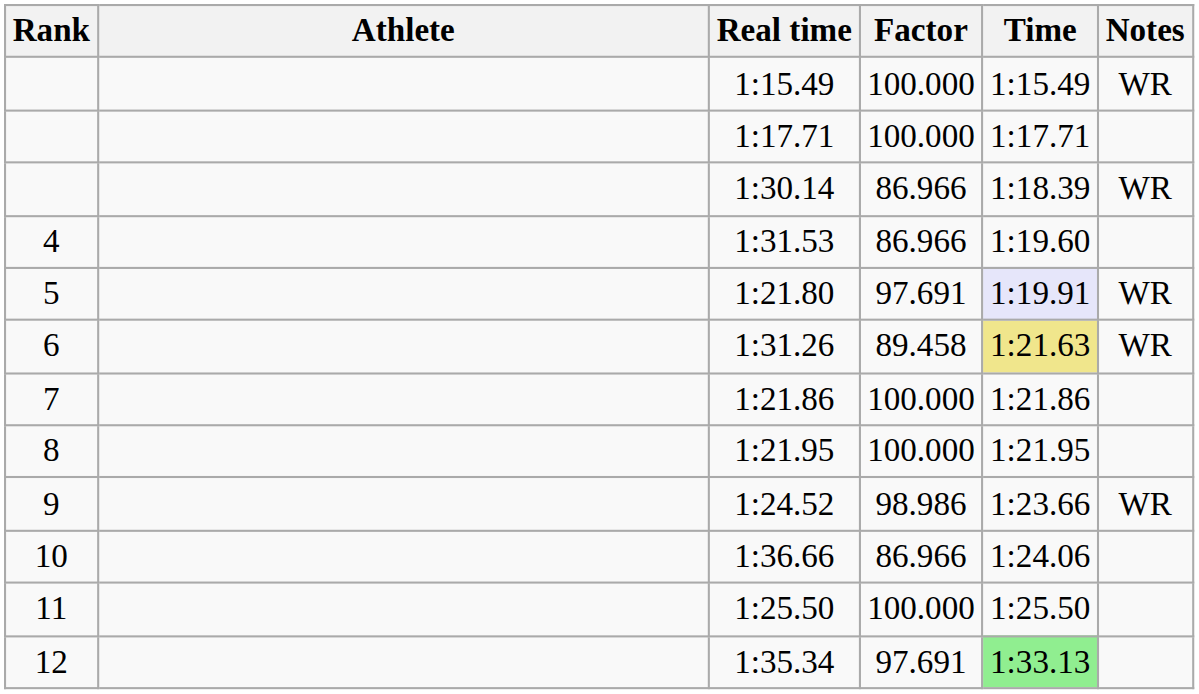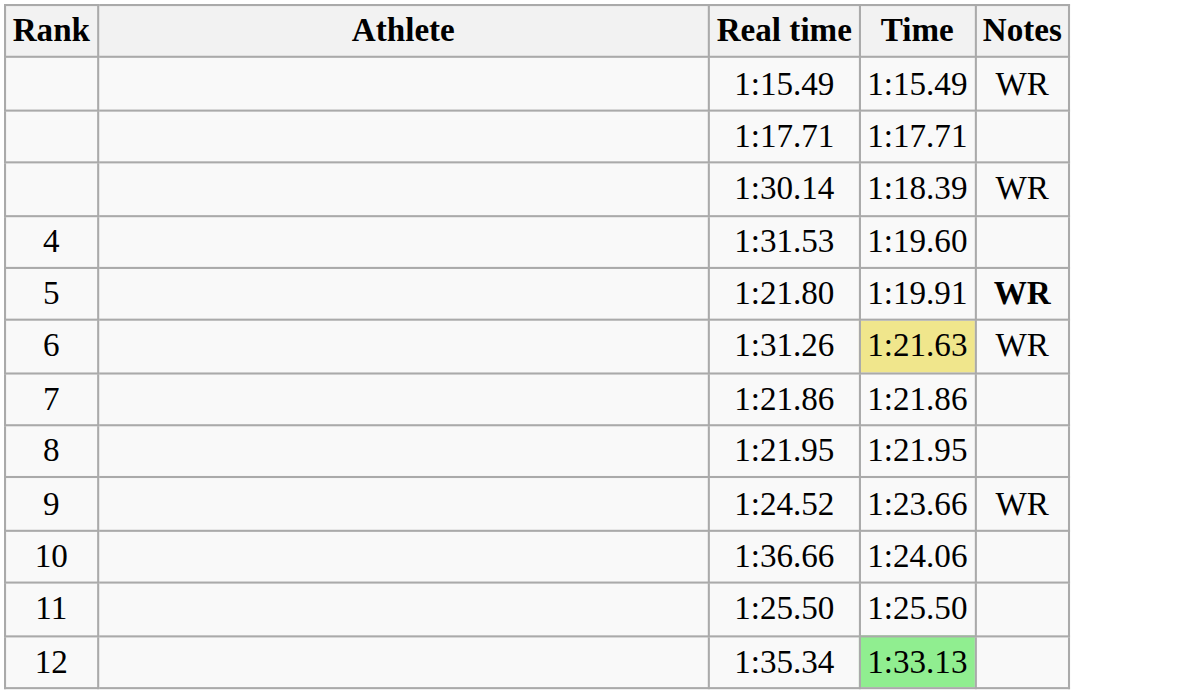- column: (921, 30)
(1040, 293) lavender background -> (917, 293) no background
(1145, 293) normal -> (1022, 293) bold
